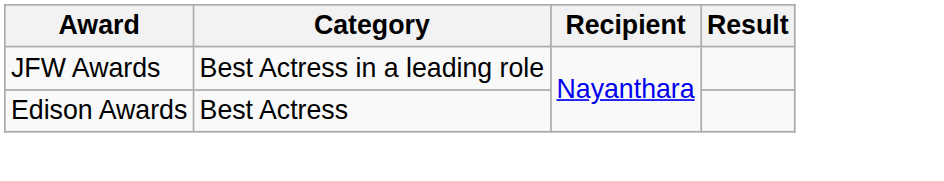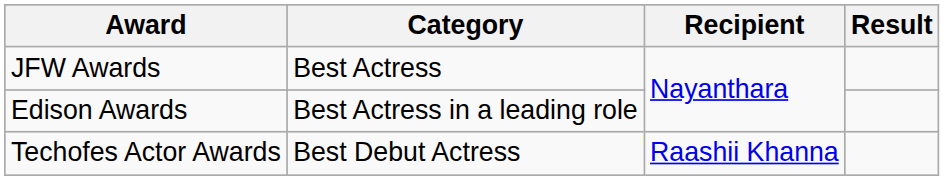(372, 68) Best Actress in a leading role -> (367, 68) Best Actress
(274, 110) Best Actress -> (465, 110) Best Actress in a leading role
+ row: (146, 152)
